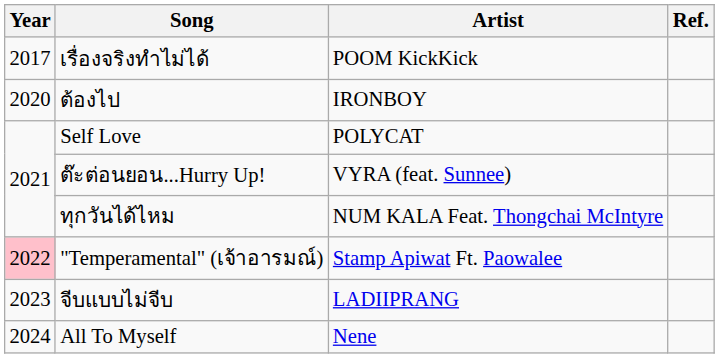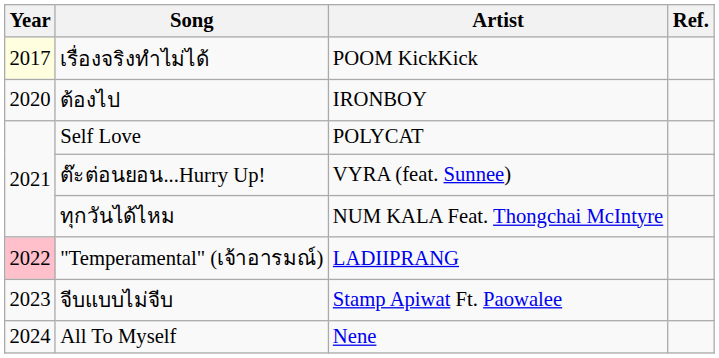(30, 58) no background -> (30, 58) lightyellow background
(448, 257) Stamp Apiwat Ft. Paowalee -> (396, 257) LADIIPRANG
(396, 299) LADIIPRANG -> (448, 299) Stamp Apiwat Ft. Paowalee
